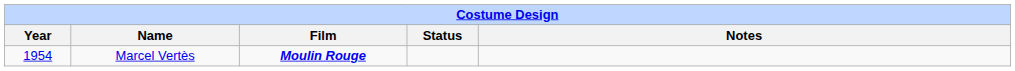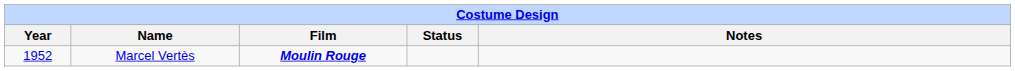(38, 55) 1954 -> (38, 55) 1952
